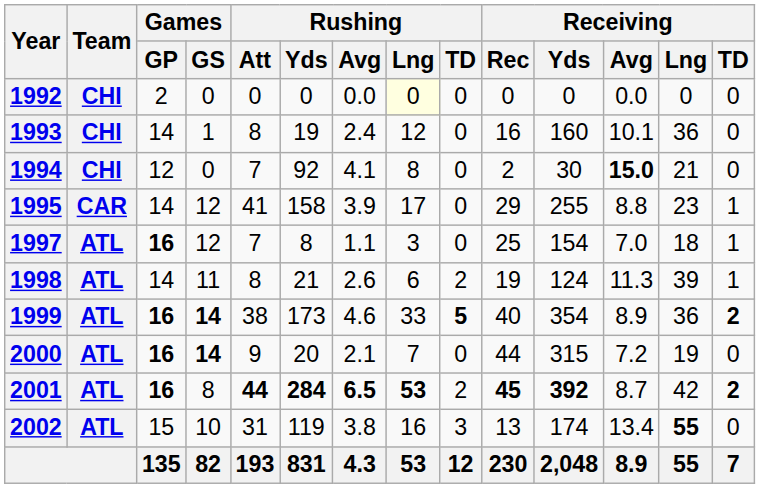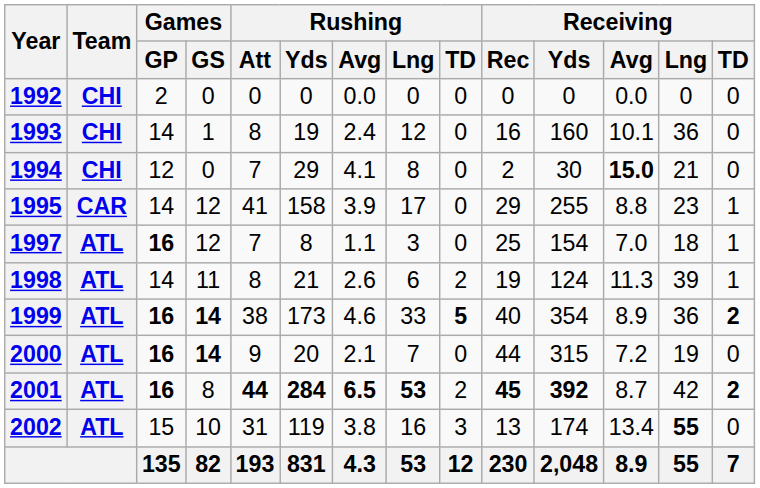(413, 96) lightyellow background -> (413, 96) no background
(306, 170) 92 -> (306, 170) 29
